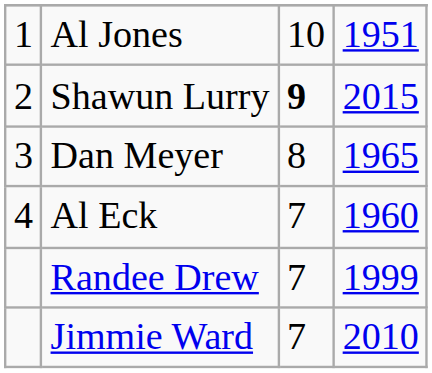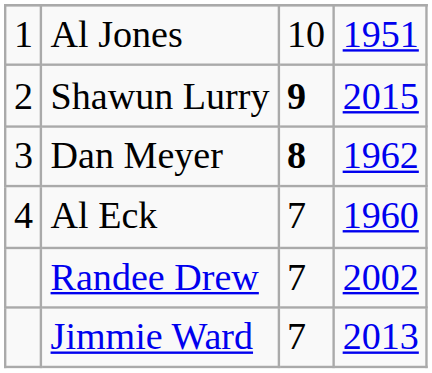(297, 155) normal -> (297, 155) bold
(381, 155) 1965 -> (381, 155) 1962
(381, 276) 1999 -> (381, 276) 2002
(381, 336) 2010 -> (381, 336) 2013
